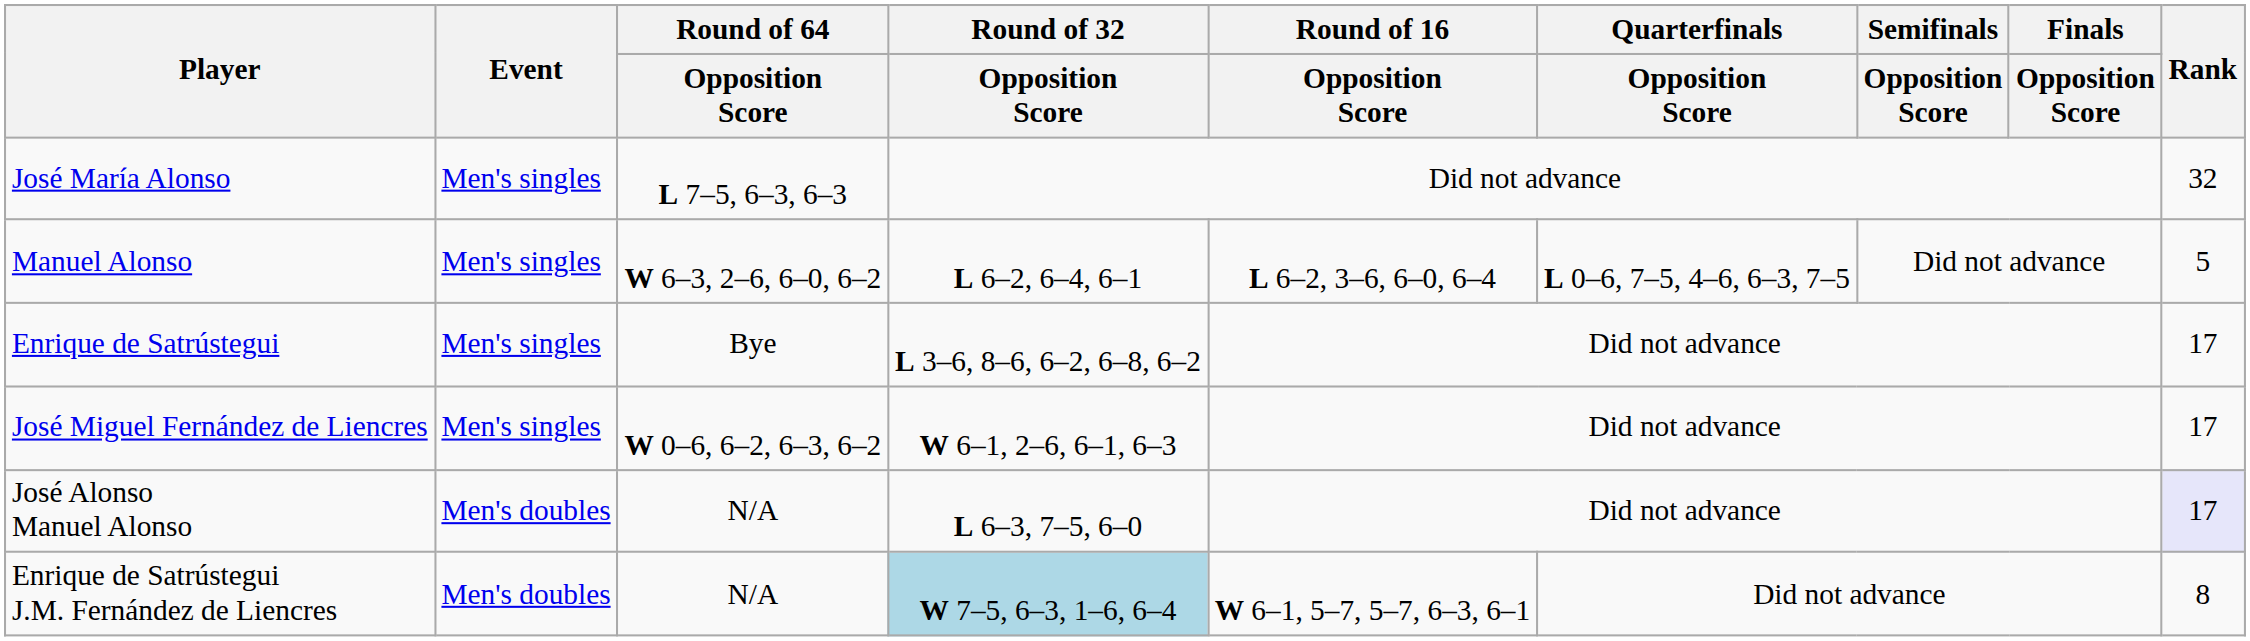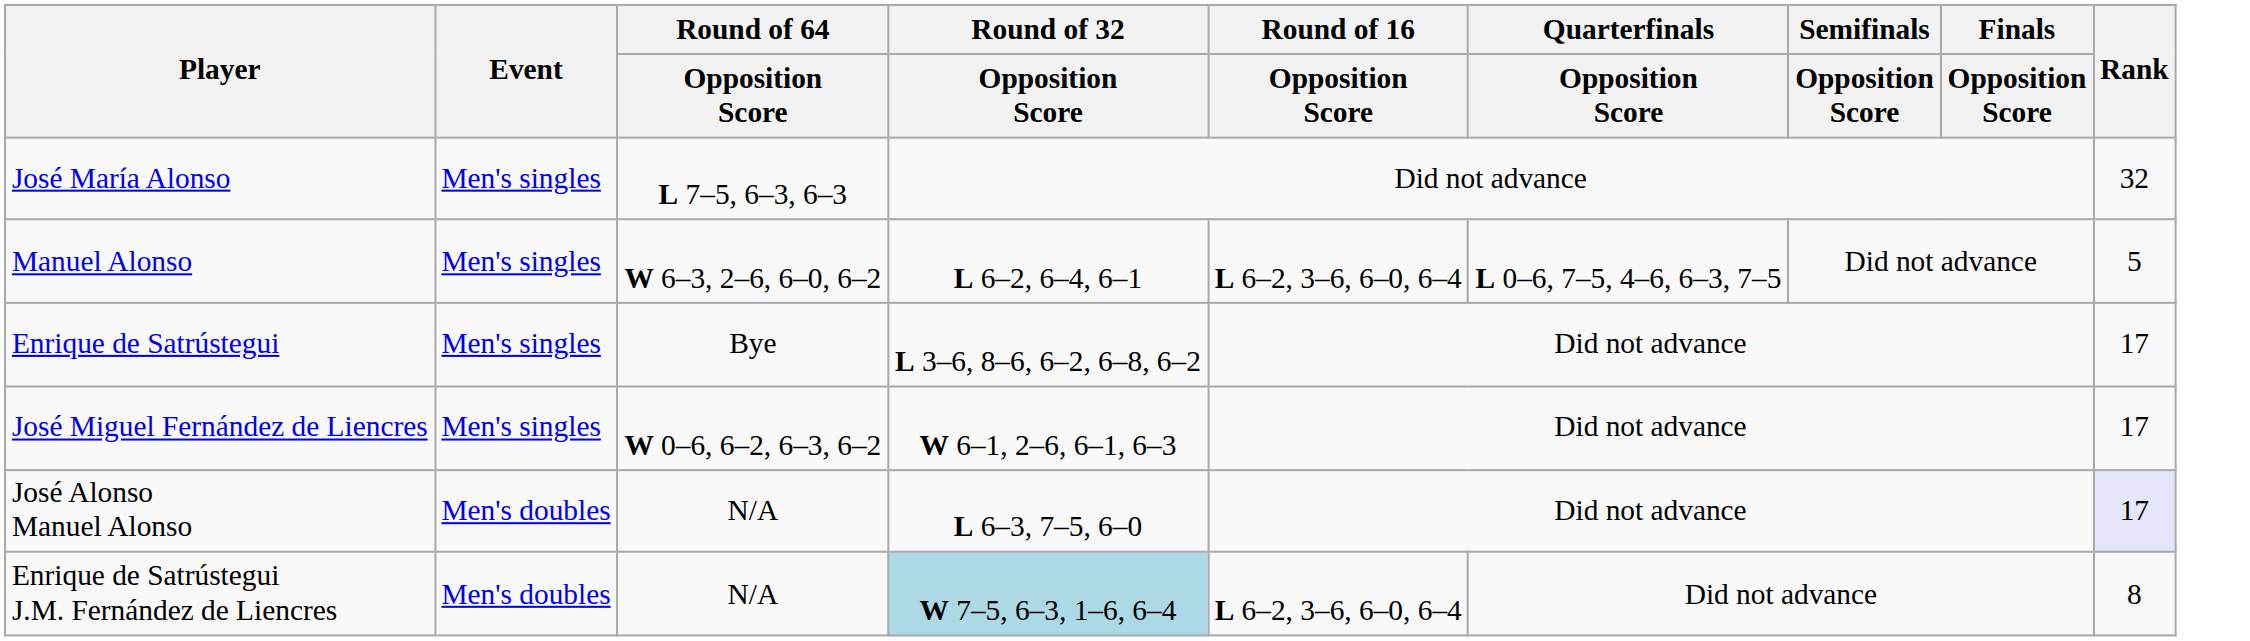(1372, 611) W 6–1, 5–7, 5–7, 6–3, 6–1 -> (1338, 611) L 6–2, 3–6, 6–0, 6–4
